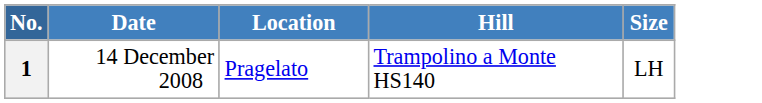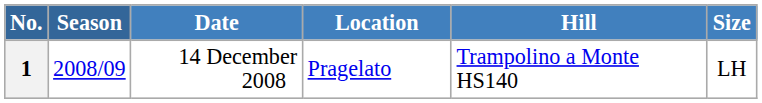+ column: (89, 22)
